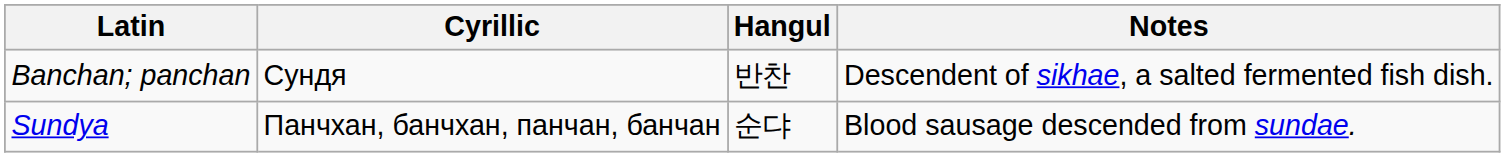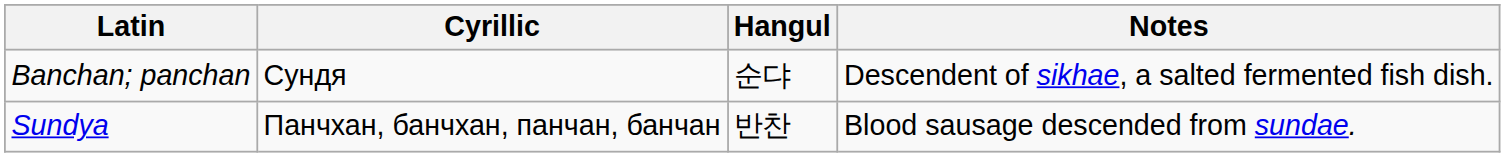(762, 74) 반찬 -> (762, 74) 순댜
(762, 125) 순댜 -> (762, 125) 반찬
